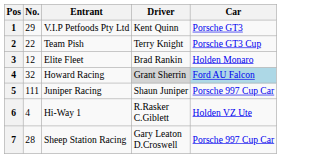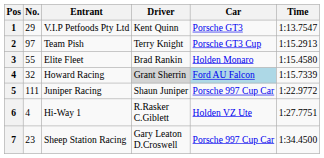+ column: (298, 12)
(30, 44) 22 -> (30, 44) 97
(30, 59) 12 -> (30, 59) 55
(30, 140) 28 -> (30, 140) 23
